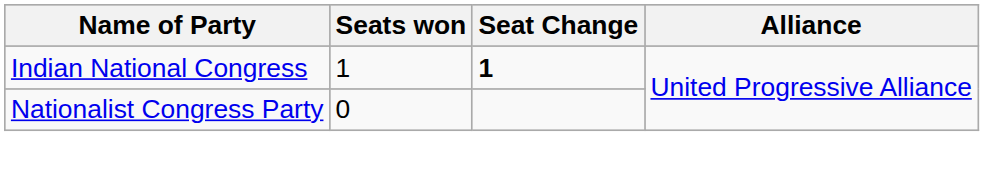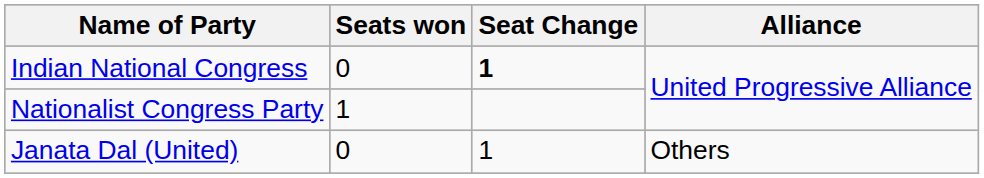(343, 67) 1 -> (343, 67) 0
(343, 109) 0 -> (343, 109) 1
+ row: (125, 151)
